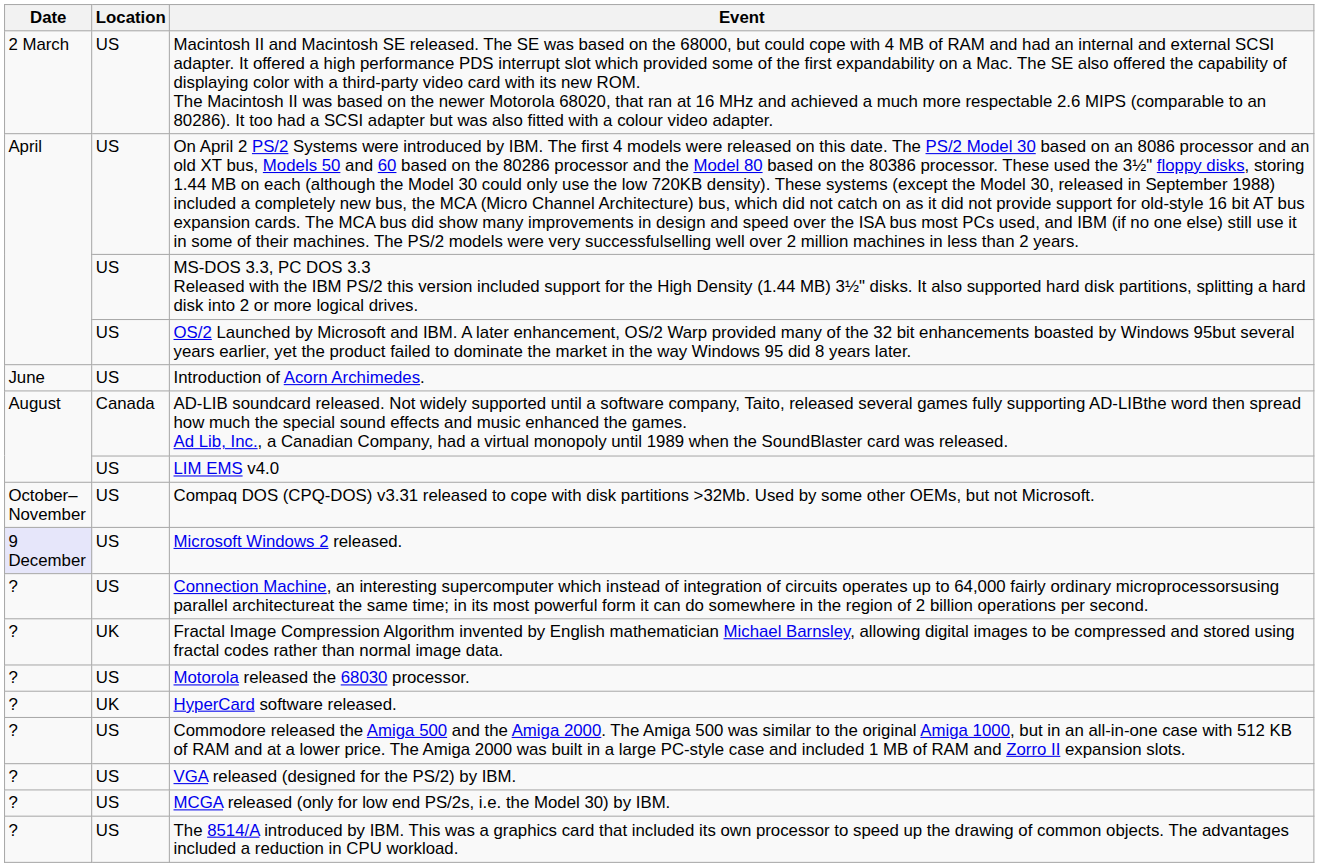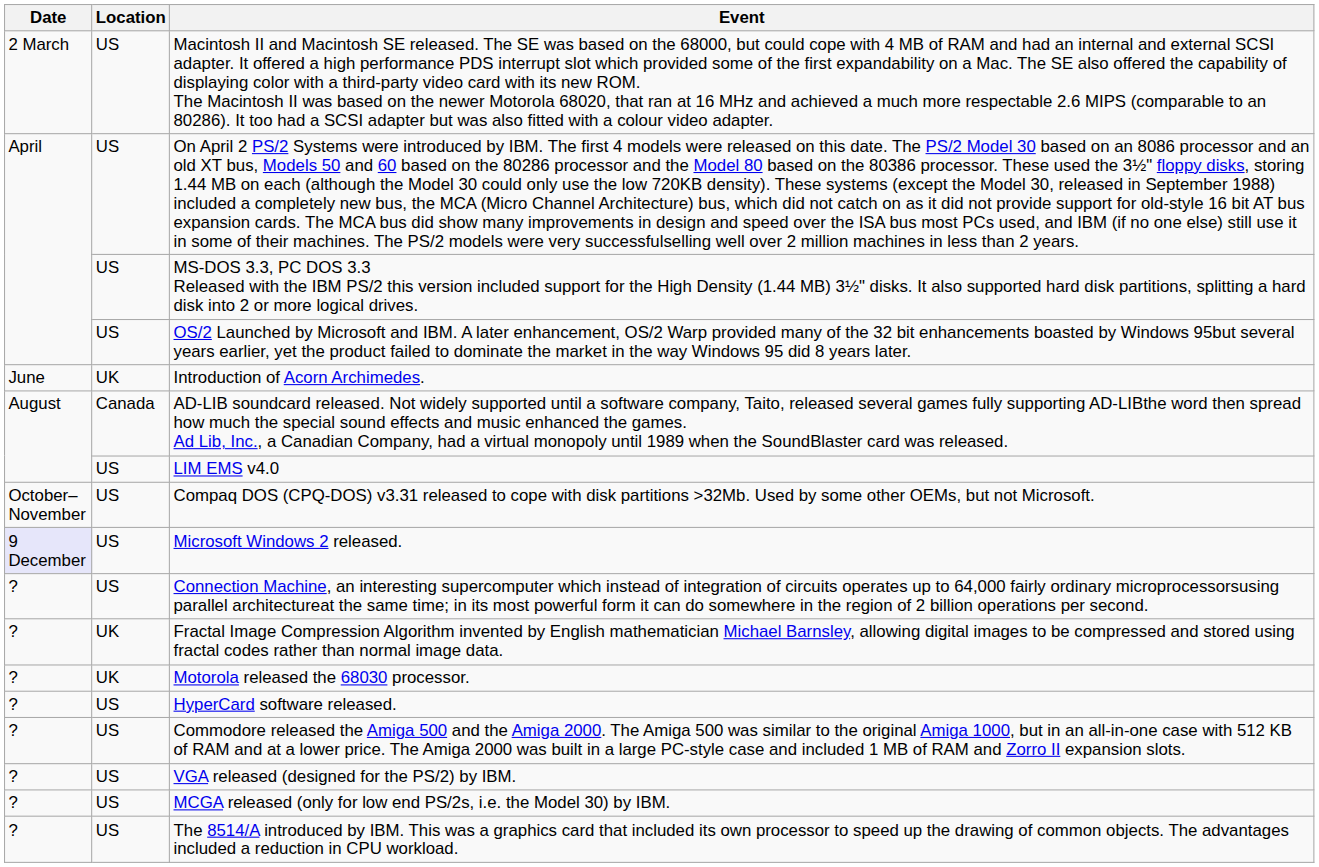(107, 377) US -> (107, 377) UK
(107, 677) US -> (107, 677) UK
(107, 704) UK -> (107, 704) US
